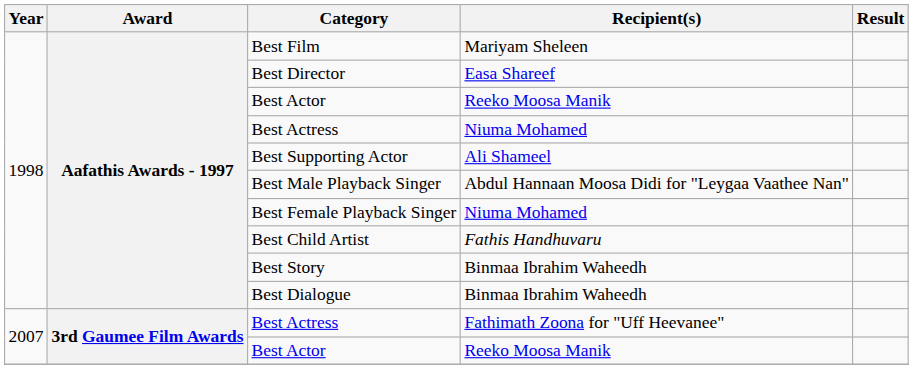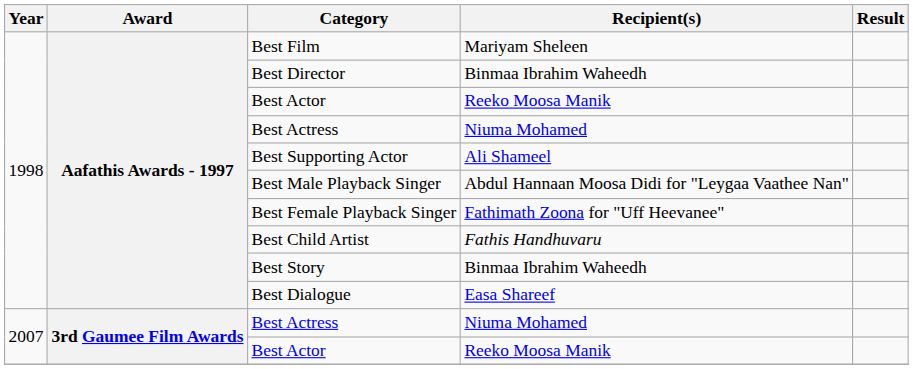(510, 73) Easa Shareef -> (556, 73) Binmaa Ibrahim Waheedh
(526, 211) Niuma Mohamed -> (594, 211) Fathimath Zoona for "Uff Heevanee"
(556, 294) Binmaa Ibrahim Waheedh -> (510, 294) Easa Shareef
(594, 322) Fathimath Zoona for "Uff Heevanee" -> (526, 322) Niuma Mohamed
